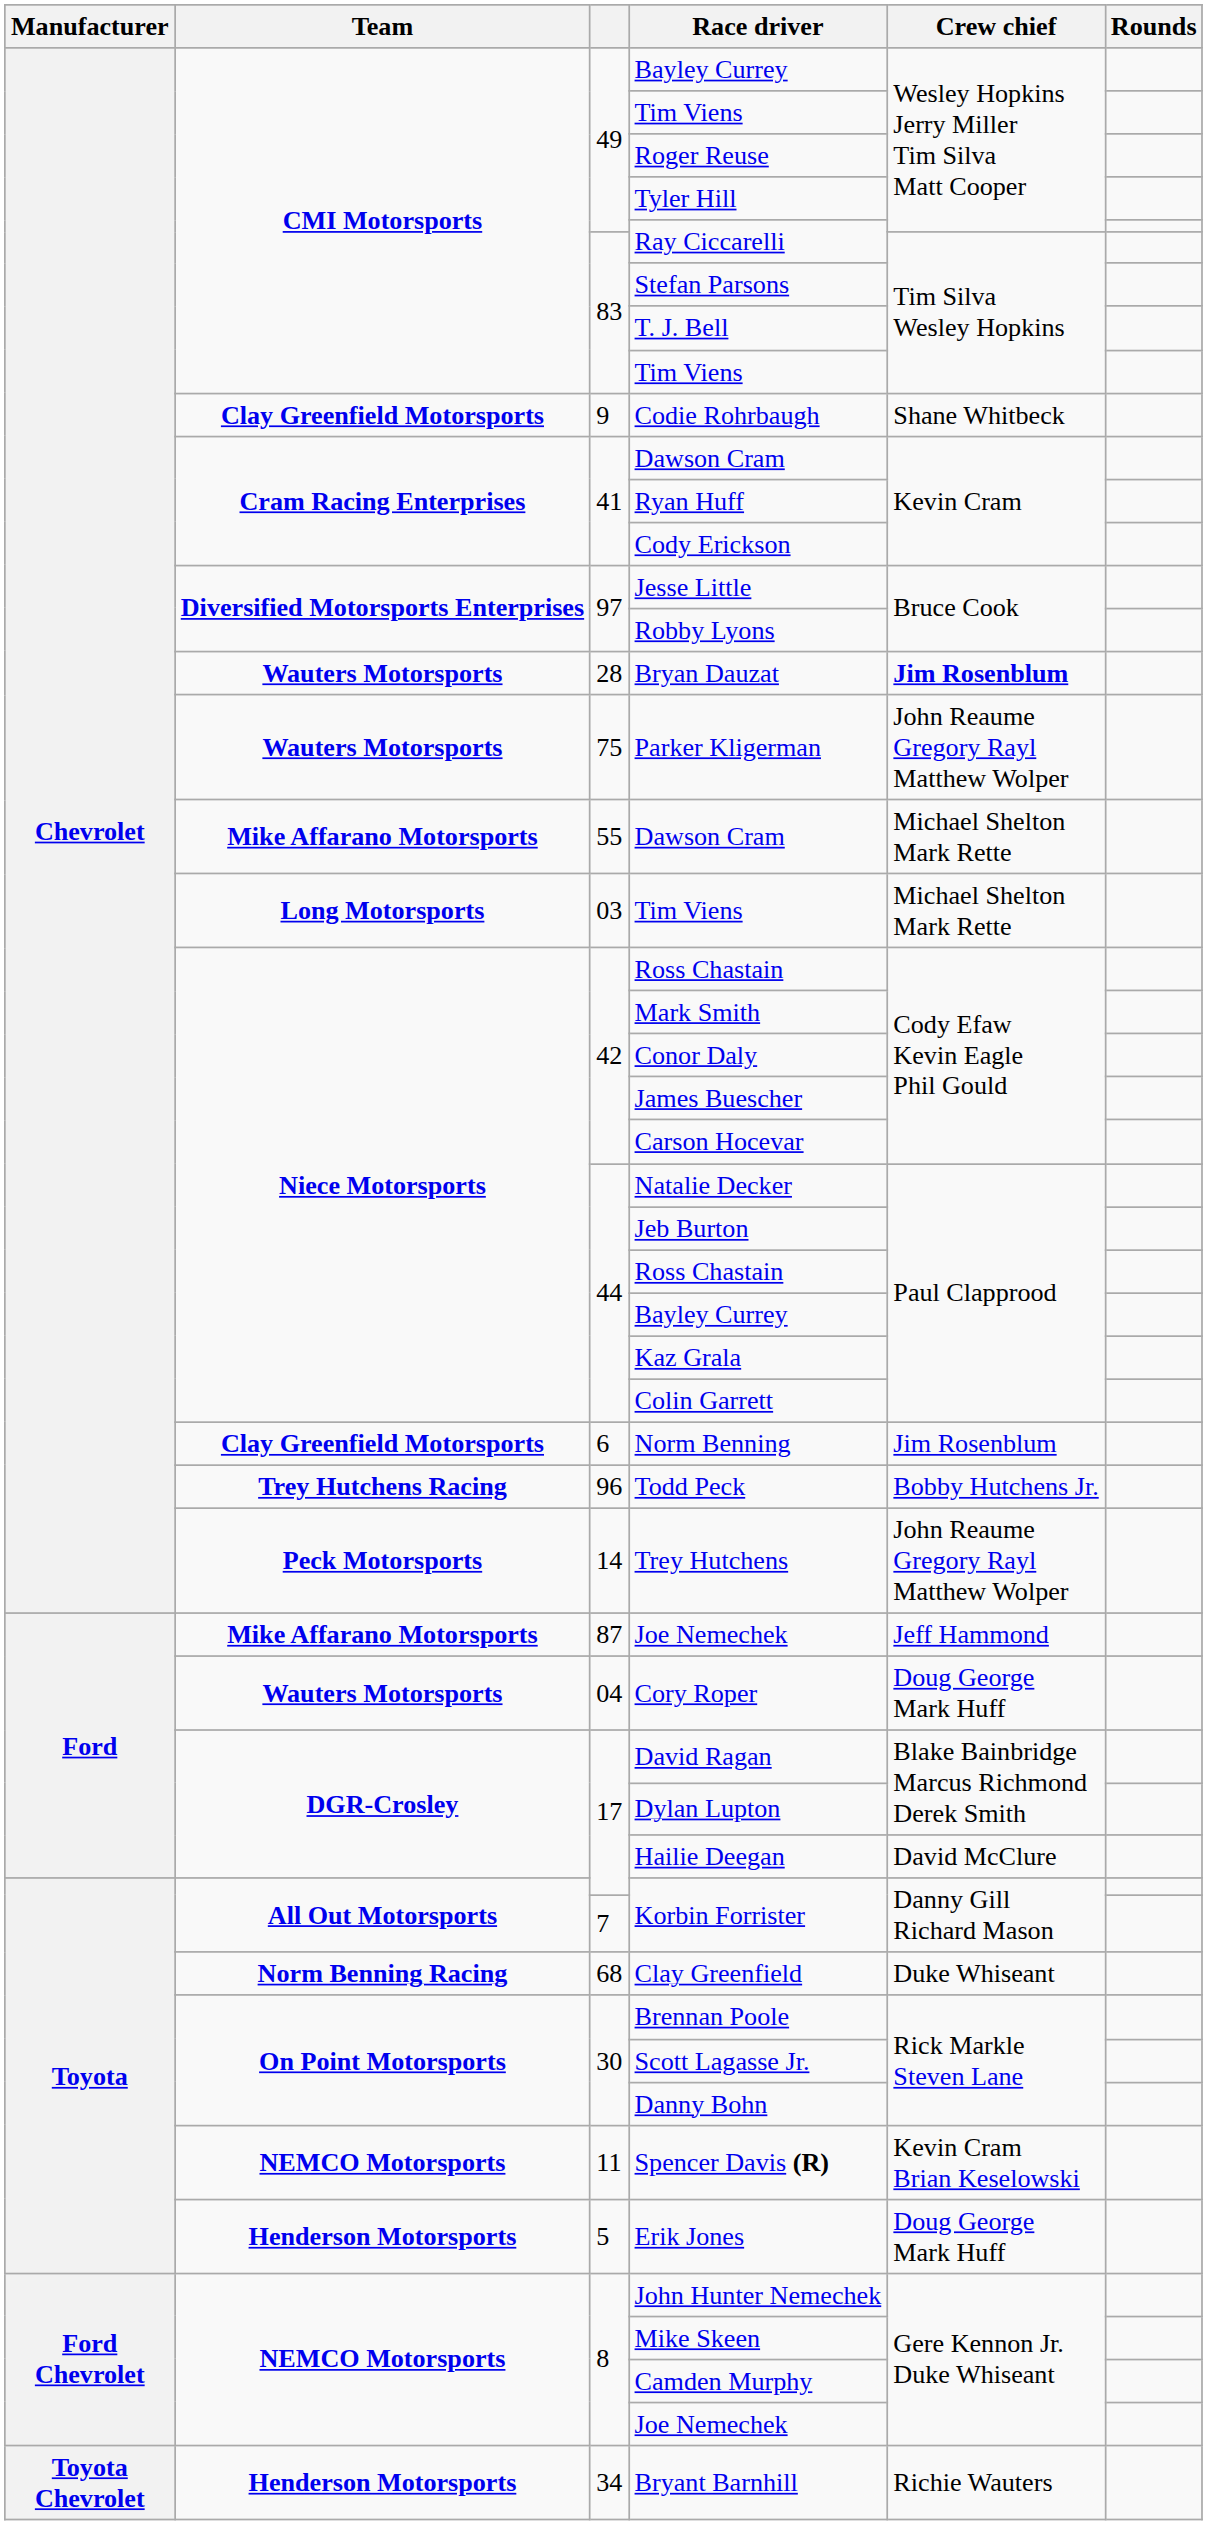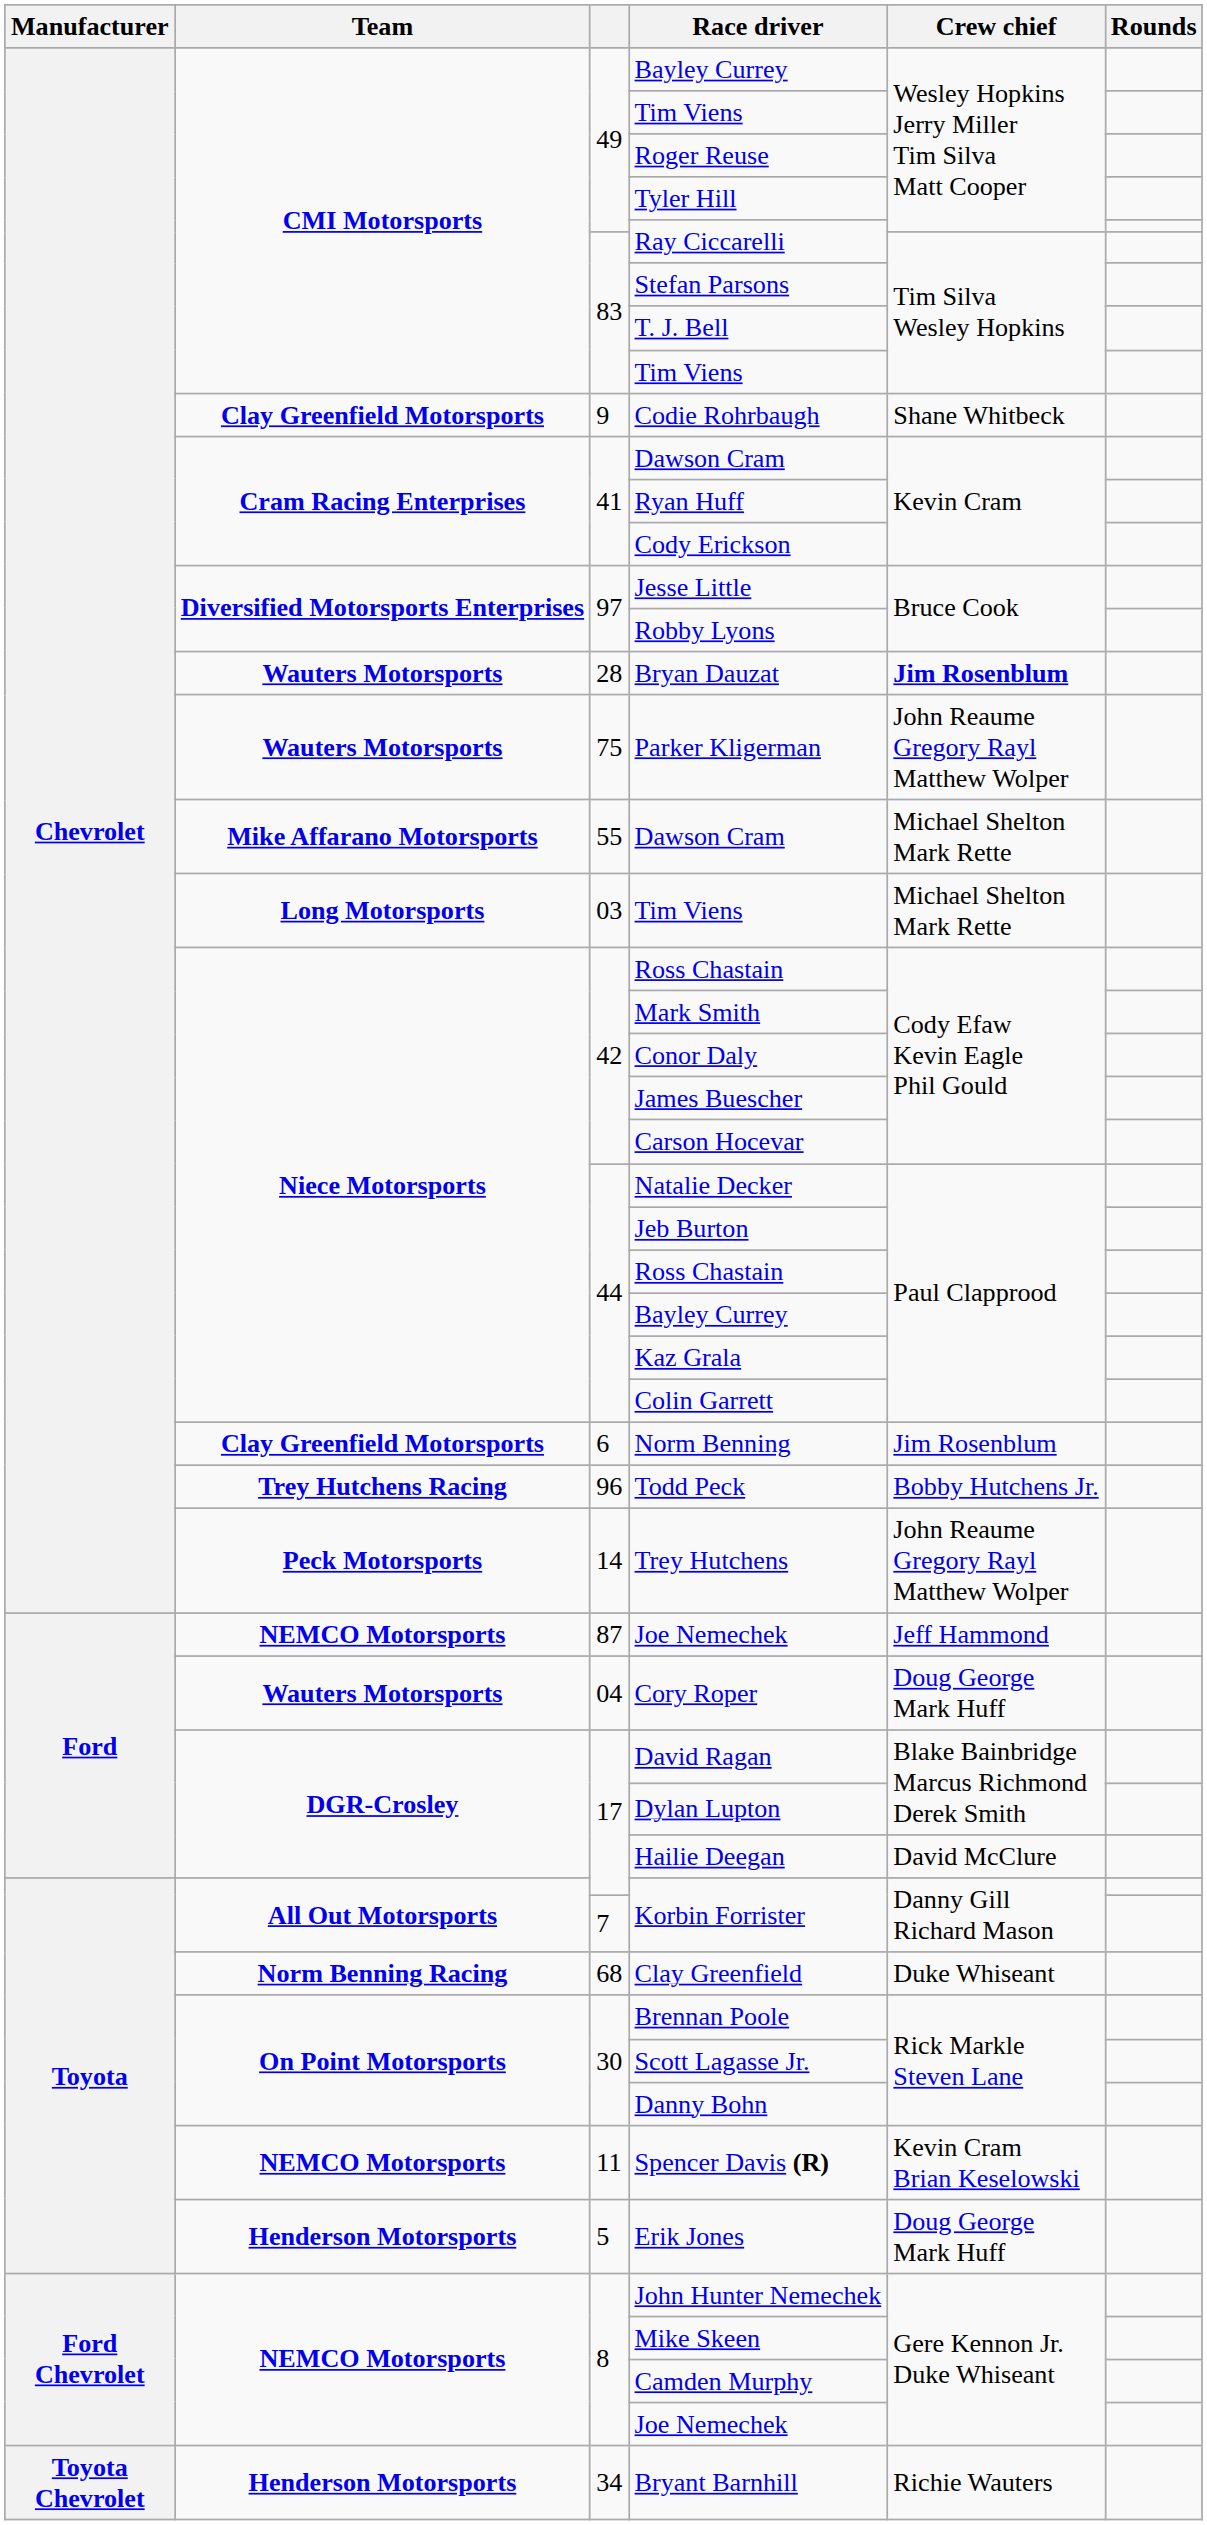(382, 1634) Mike Affarano Motorsports -> (382, 1634) NEMCO Motorsports
